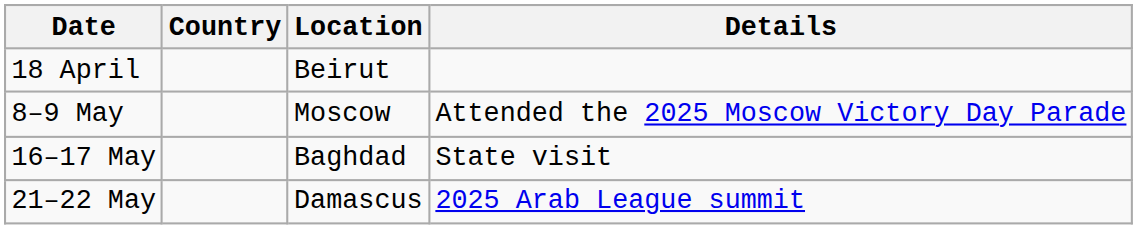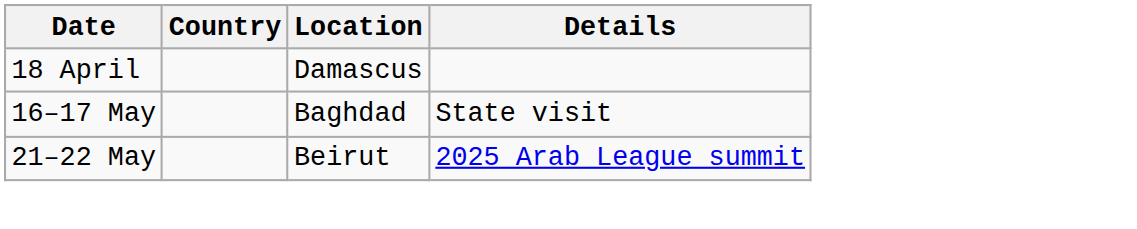(342, 70) Beirut -> (358, 70) Damascus
- row: (68, 114)
(358, 201) Damascus -> (342, 158) Beirut
